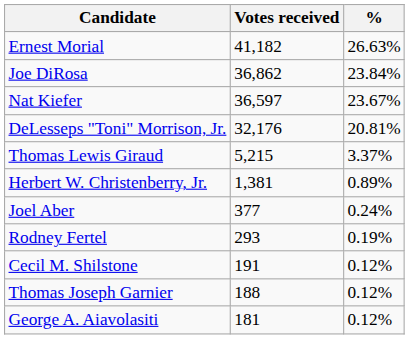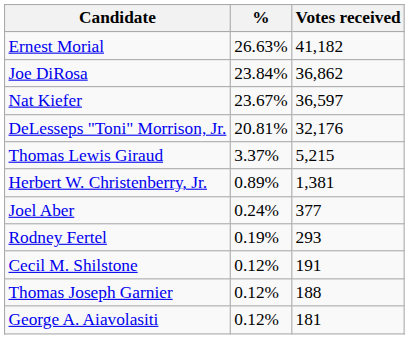columns swapped: (287, 18) <-> (374, 18)
